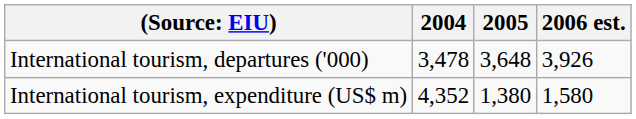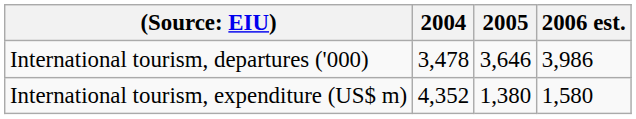(505, 58) 3,648 -> (505, 58) 3,646
(567, 58) 3,926 -> (567, 58) 3,986
